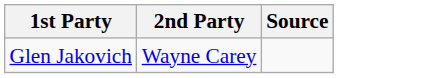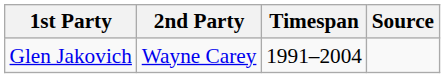+ column: (314, 21)
